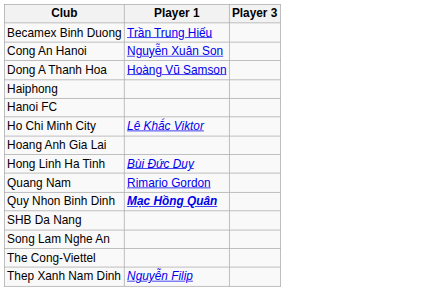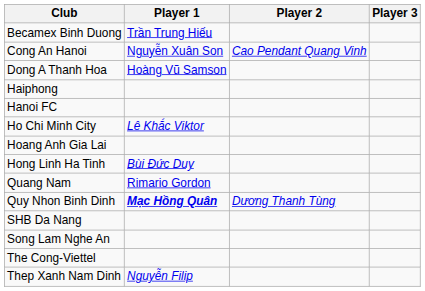+ column: (299, 13)
